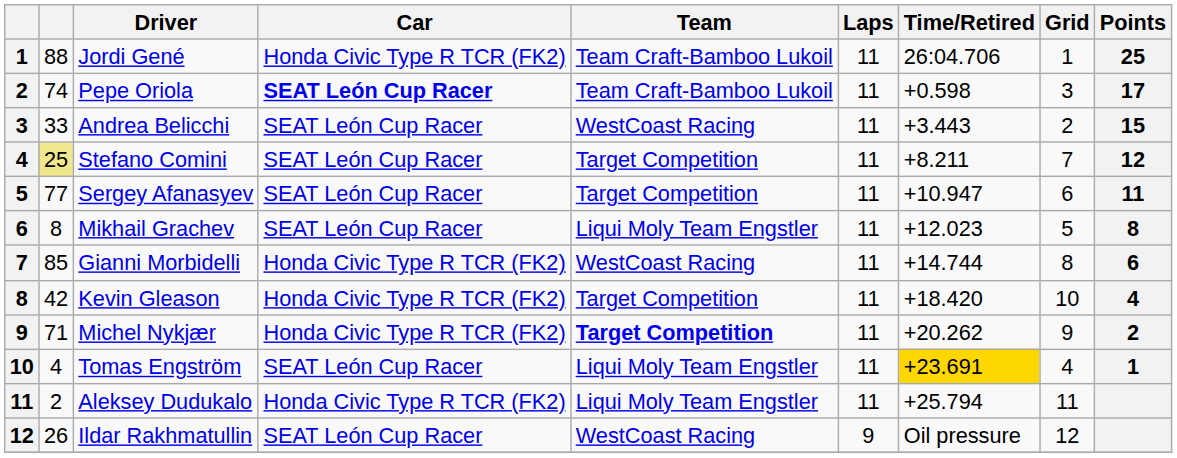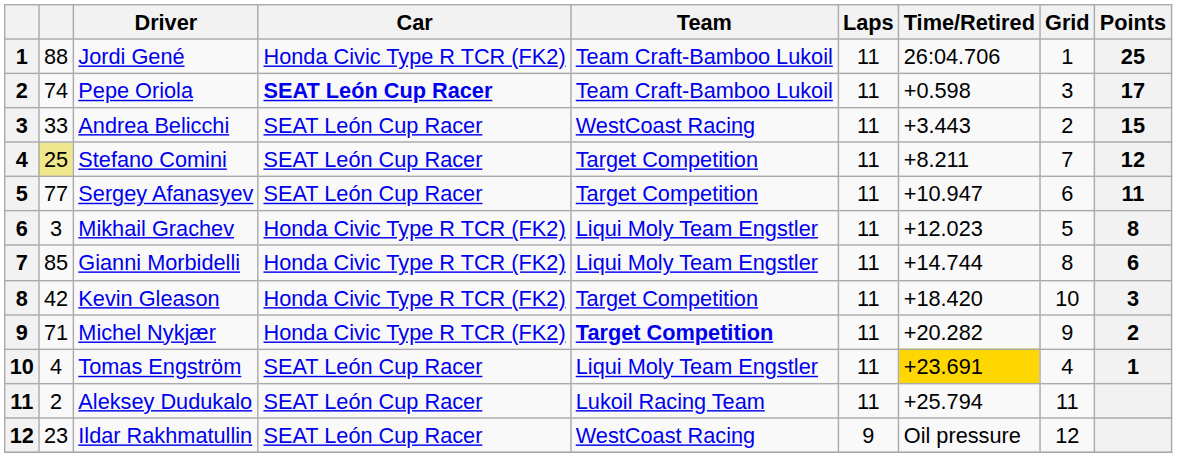(56, 229) 8 -> (56, 229) 3
(373, 229) SEAT León Cup Racer -> (415, 229) Honda Civic Type R TCR (FK2)
(665, 263) WestCoast Racing -> (697, 263) Liqui Moly Team Engstler
(1133, 297) 4 -> (1133, 297) 3
(943, 332) +20.262 -> (943, 332) +20.282
(415, 401) Honda Civic Type R TCR (FK2) -> (373, 401) SEAT León Cup Racer
(697, 401) Liqui Moly Team Engstler -> (670, 401) Lukoil Racing Team
(56, 435) 26 -> (56, 435) 23
